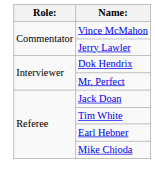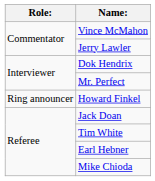+ row: (109, 98)
